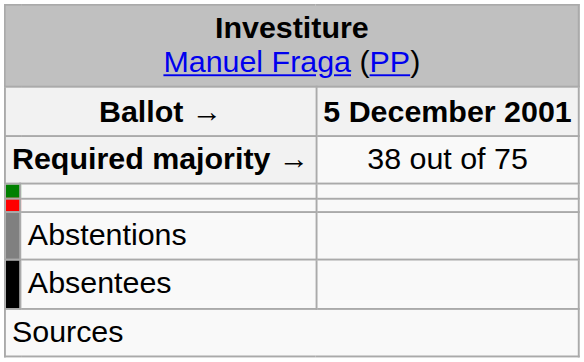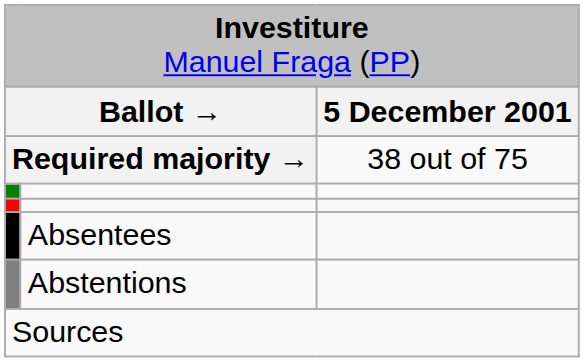rows swapped: (13, 236) <-> (13, 284)
